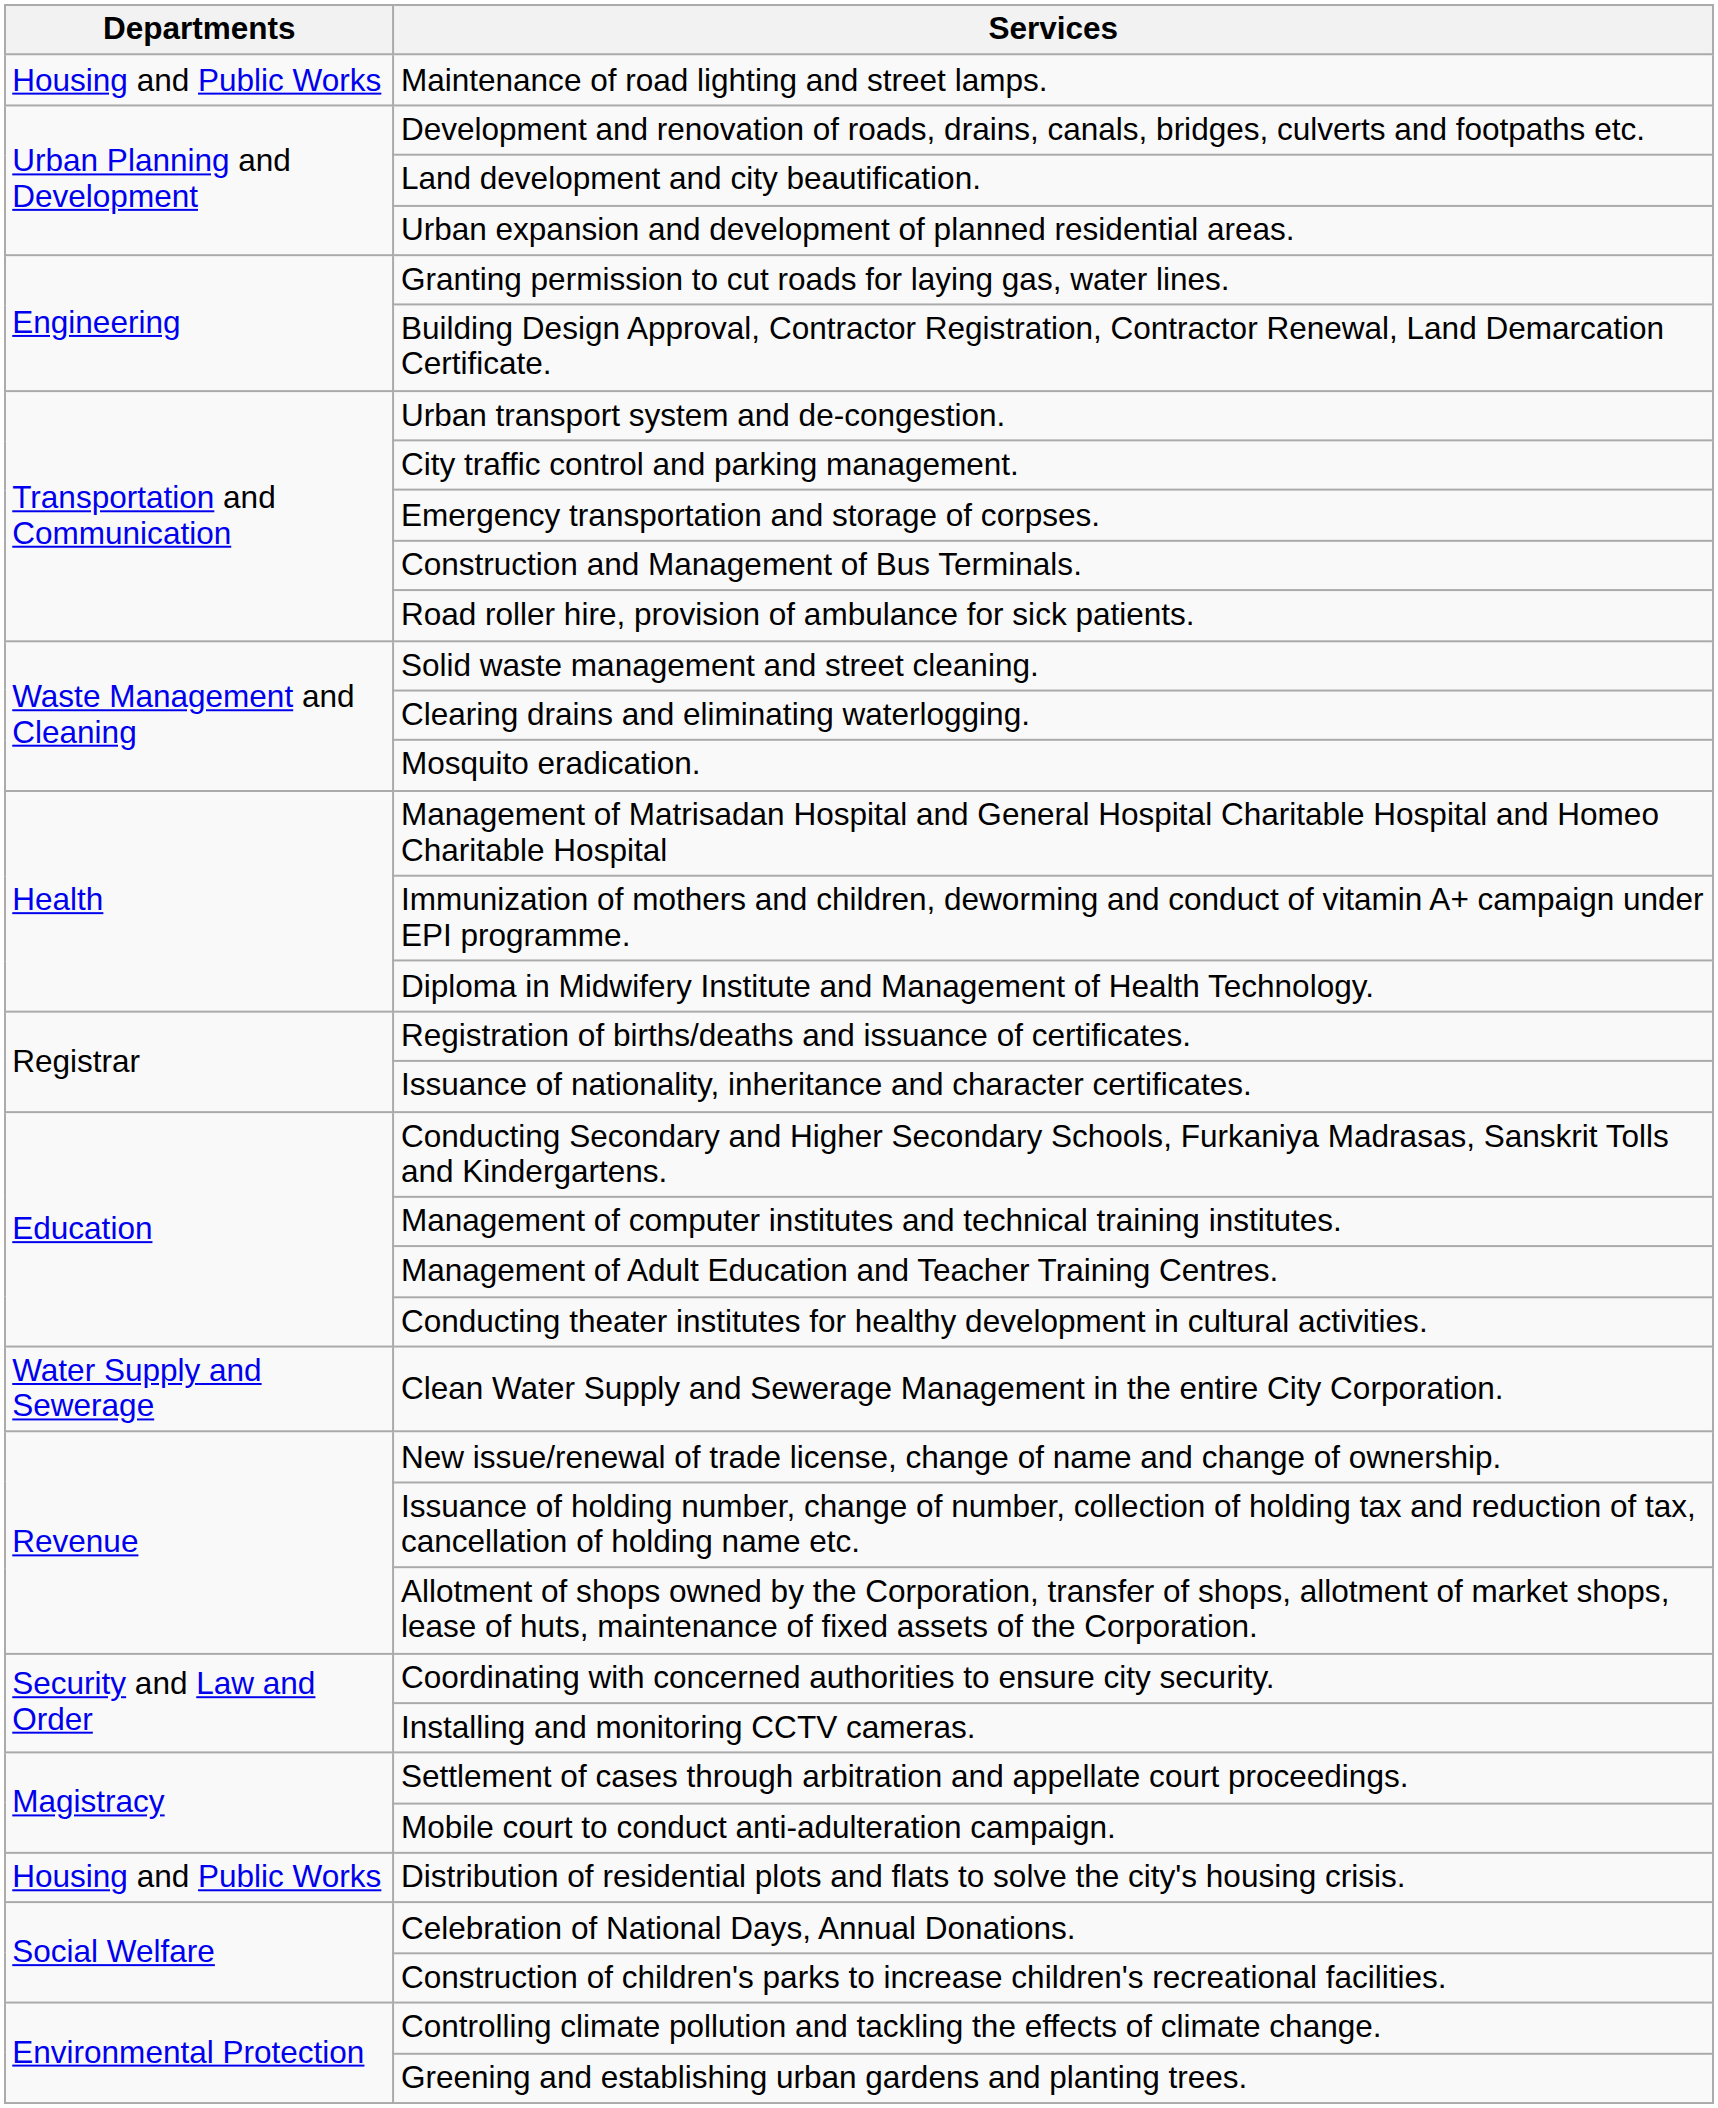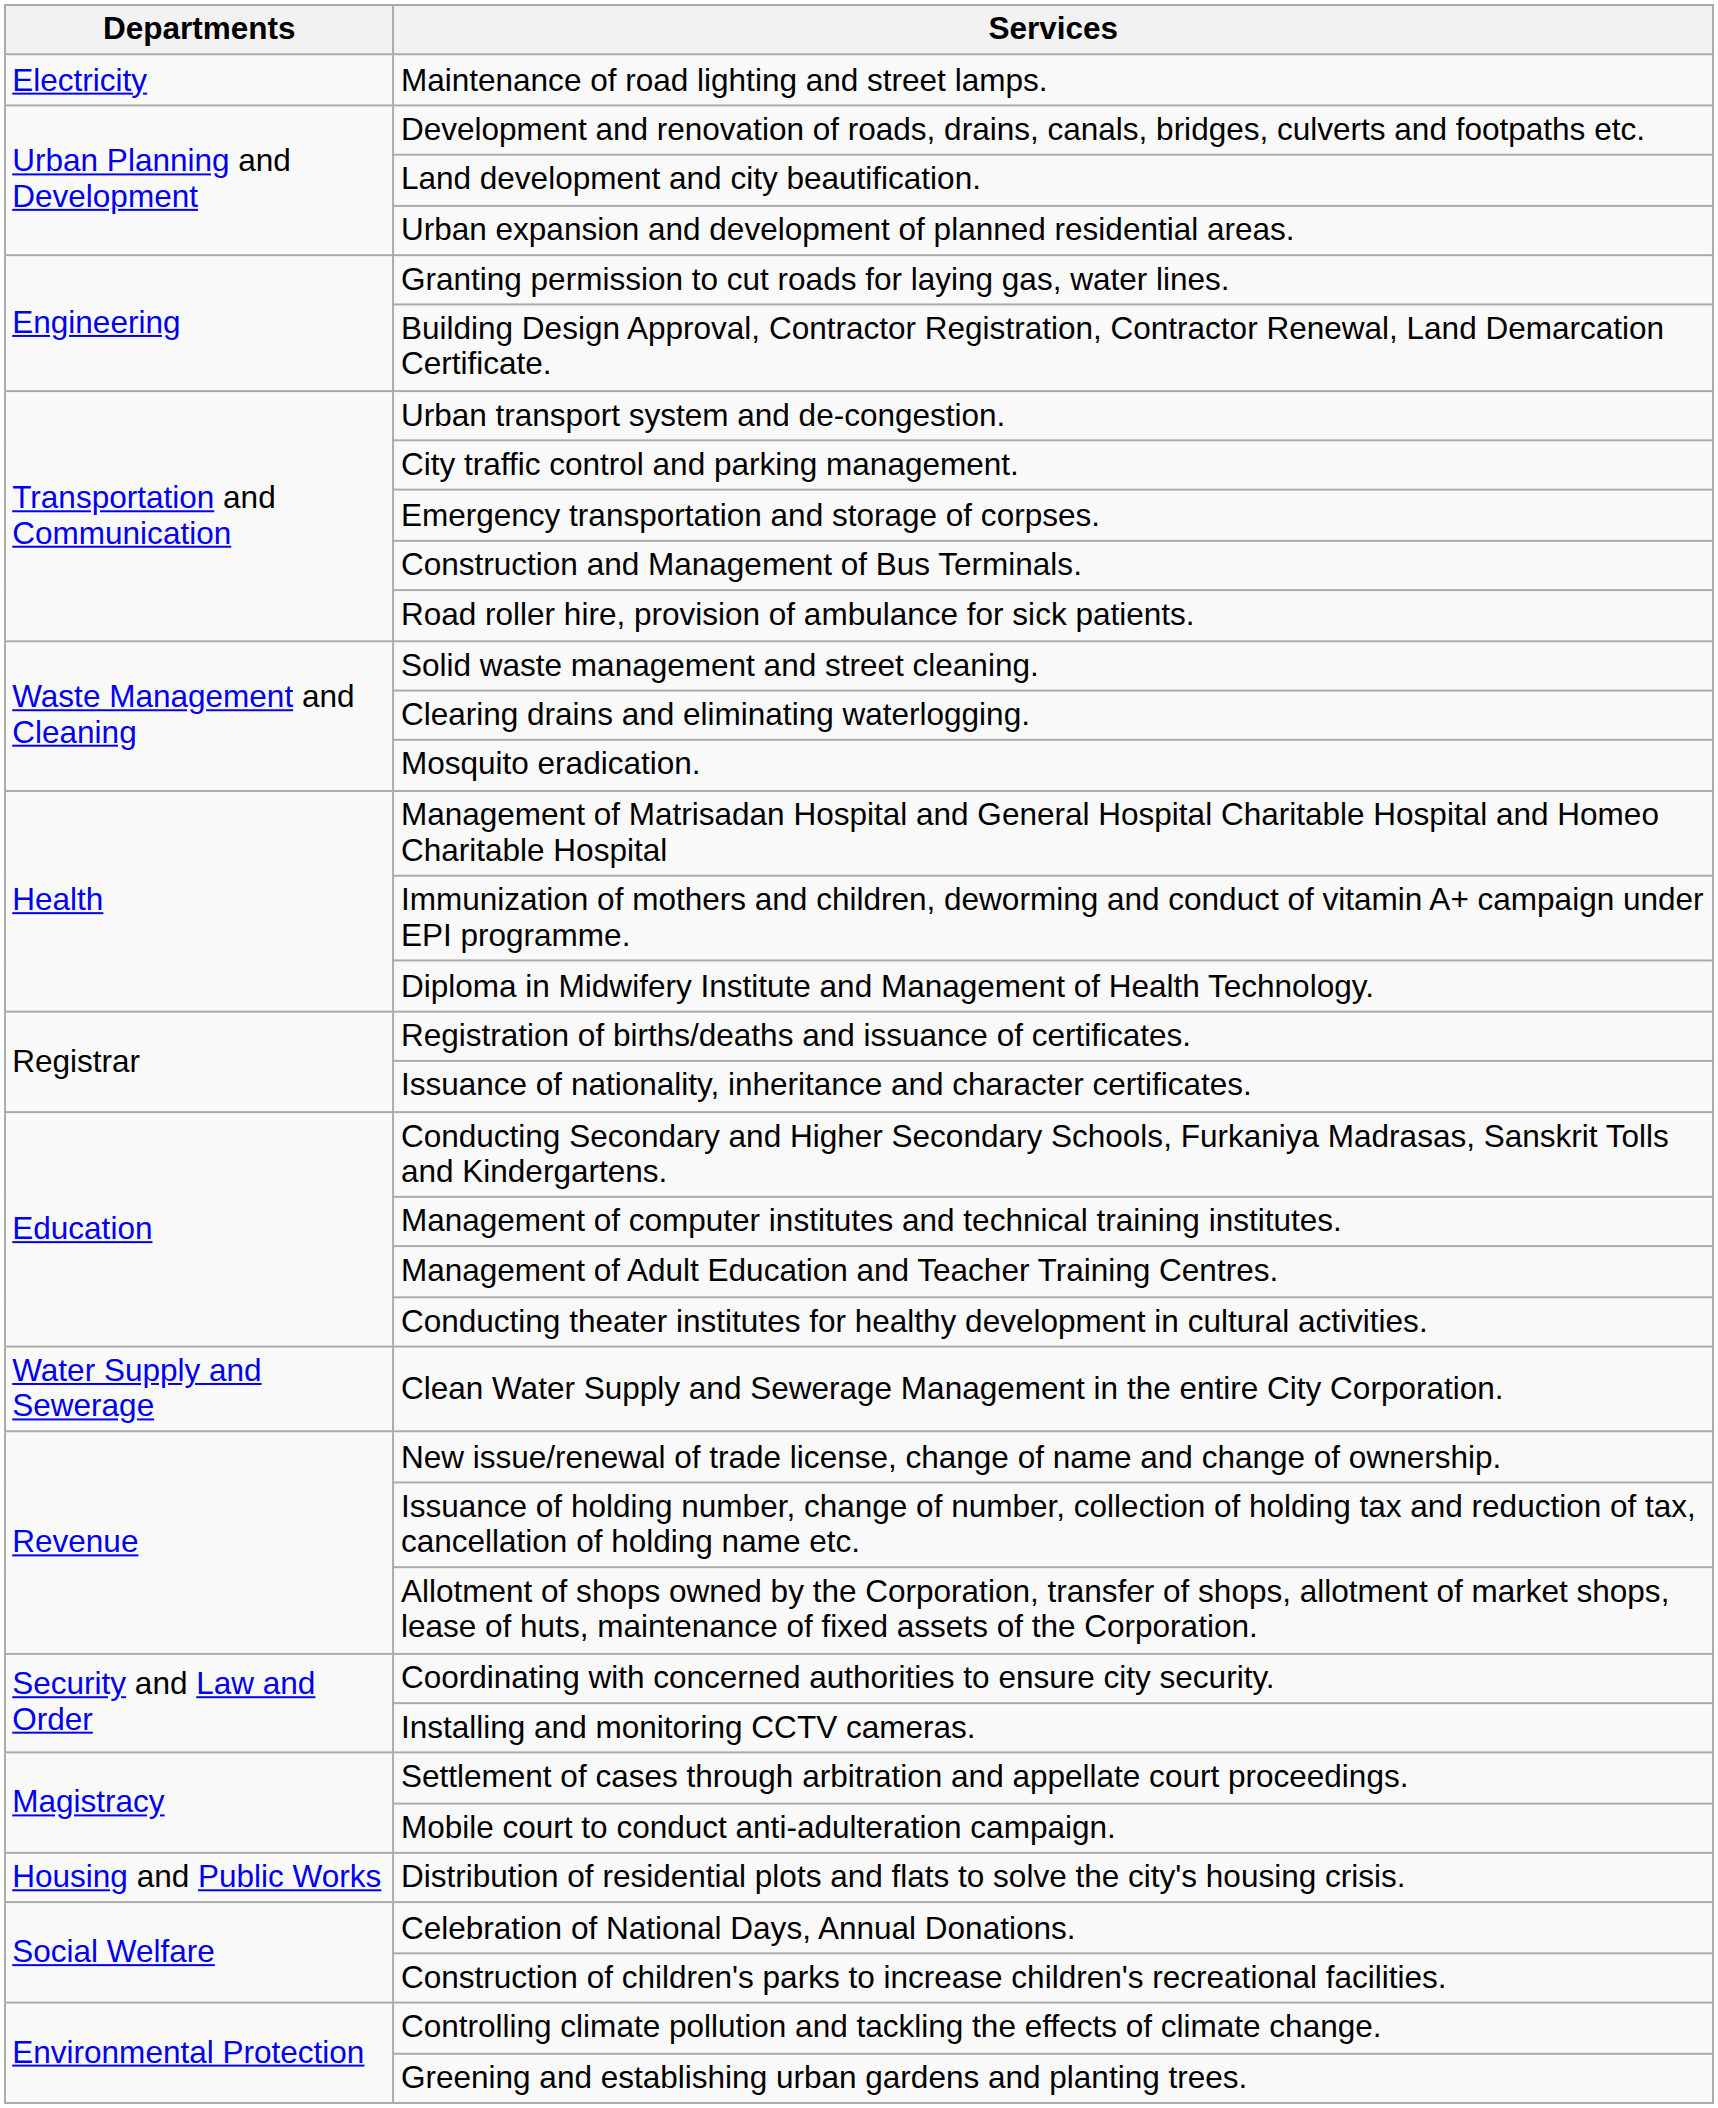(197, 79) Housing and Public Works -> (80, 79) Electricity
